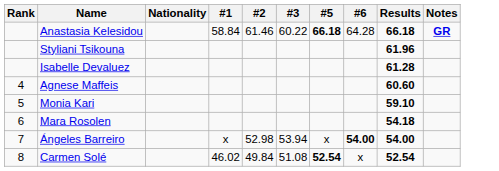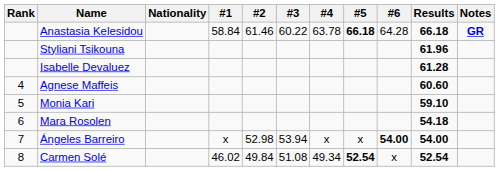+ column: (327, 13)
